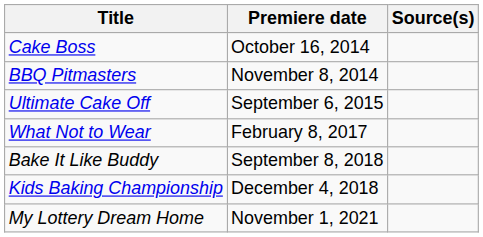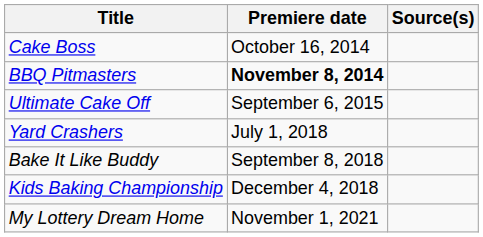(305, 75) normal -> (307, 75) bold
- row: (80, 132)
+ row: (66, 132)
